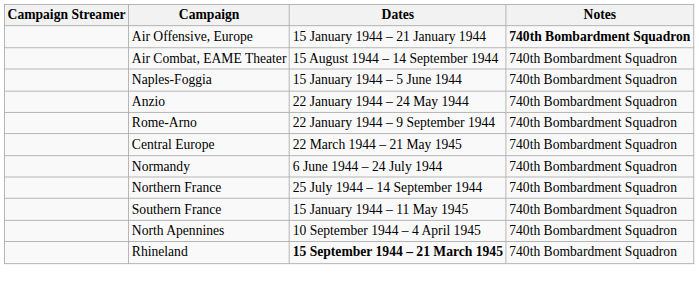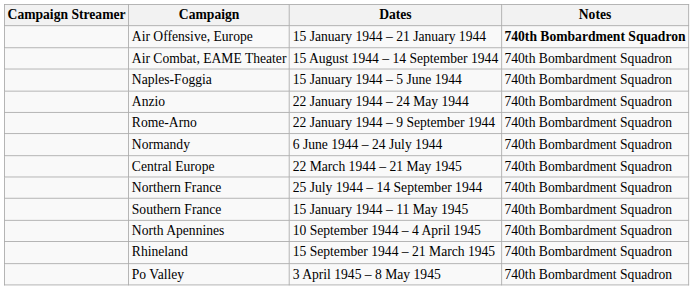rows swapped: (173, 144) <-> (161, 166)
(398, 252) bold -> (394, 252) normal
+ row: (158, 274)
